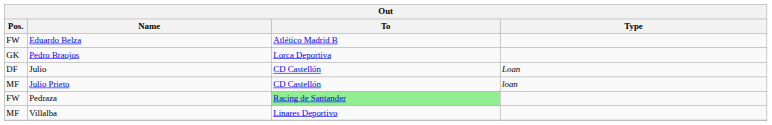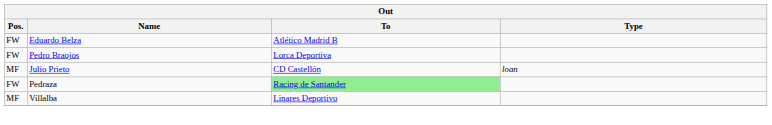(13, 55) GK -> (13, 55) FW
- row: (38, 70)
